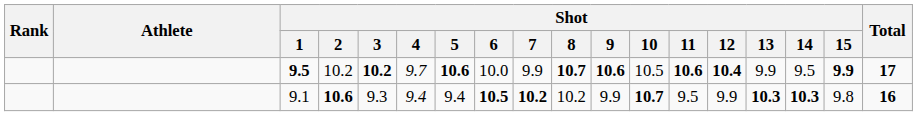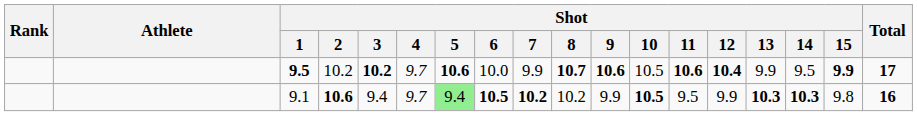(377, 96) 9.3 -> (377, 96) 9.4
(416, 96) 9.4 -> (416, 96) 9.7
(455, 96) no background -> (455, 96) lightgreen background
(649, 96) 10.7 -> (649, 96) 10.5
